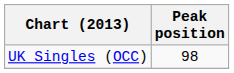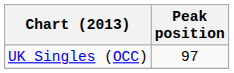(190, 57) 98 -> (190, 57) 97
